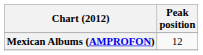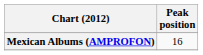(177, 41) 12 -> (177, 41) 16
